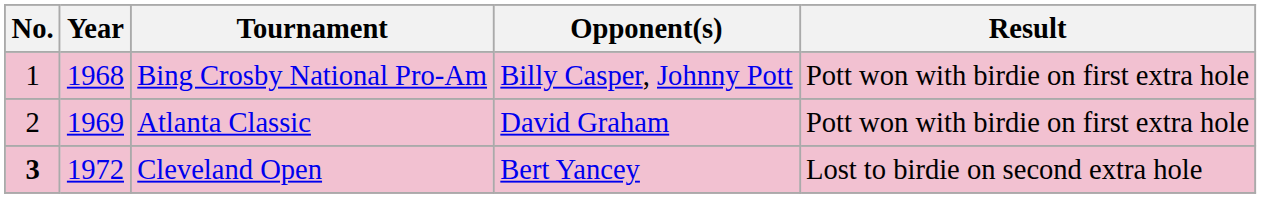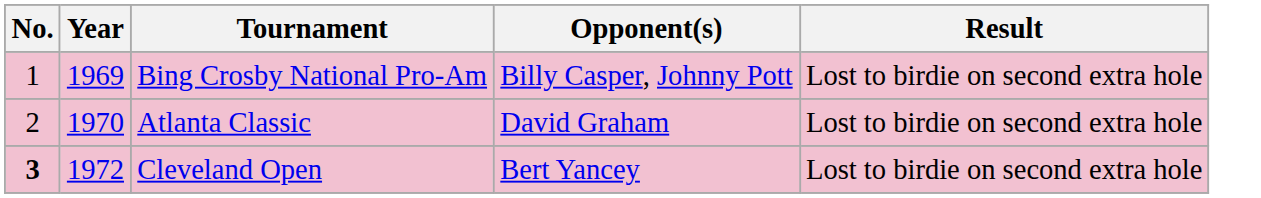(95, 75) 1968 -> (95, 75) 1969
(1028, 75) Pott won with birdie on first extra hole -> (1004, 75) Lost to birdie on second extra hole
(95, 122) 1969 -> (95, 122) 1970
(1028, 122) Pott won with birdie on first extra hole -> (1004, 122) Lost to birdie on second extra hole
